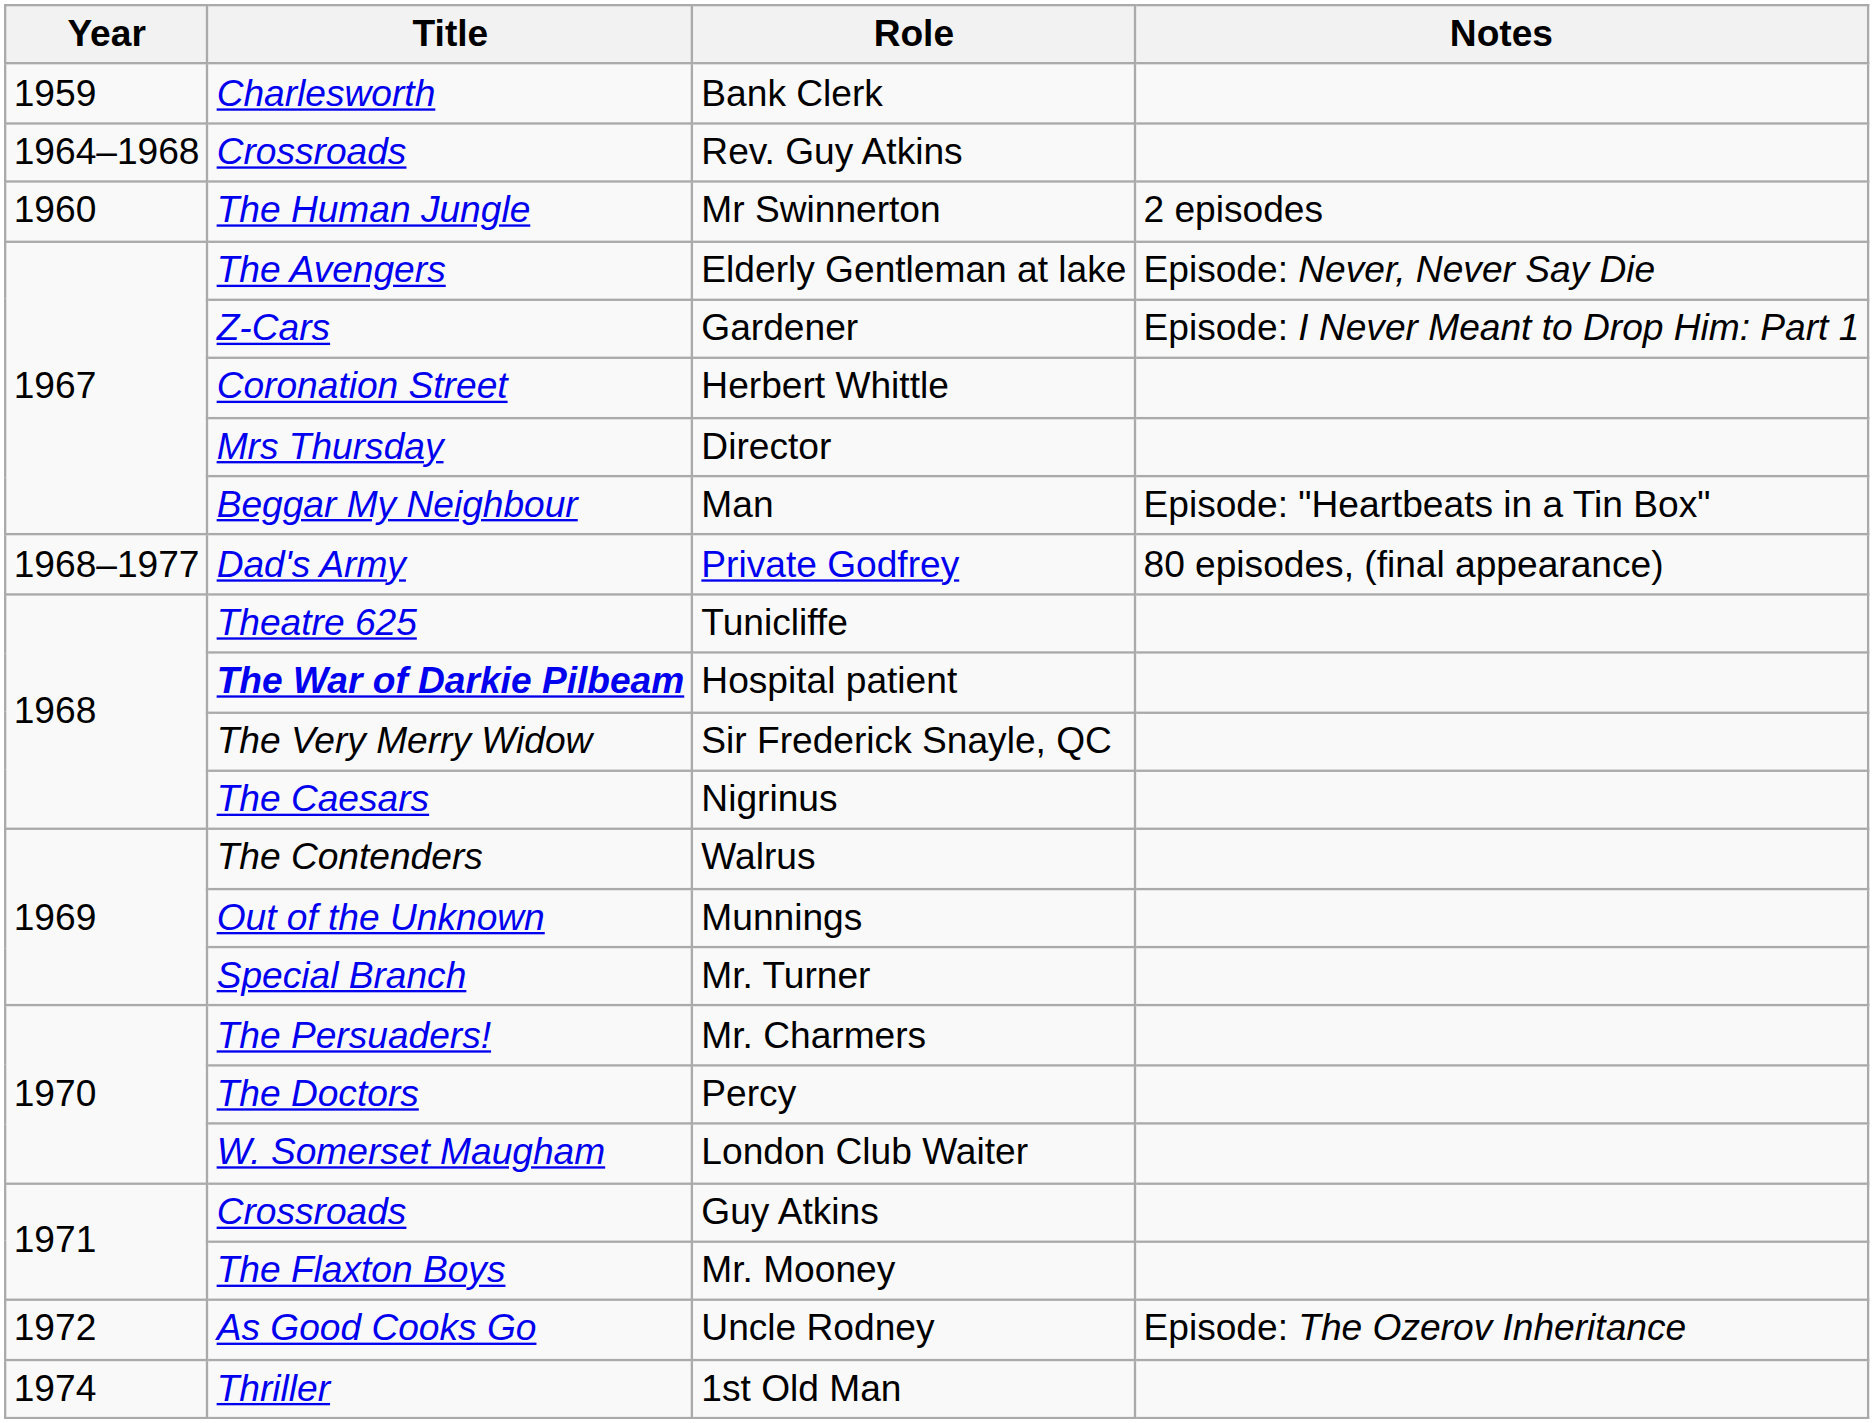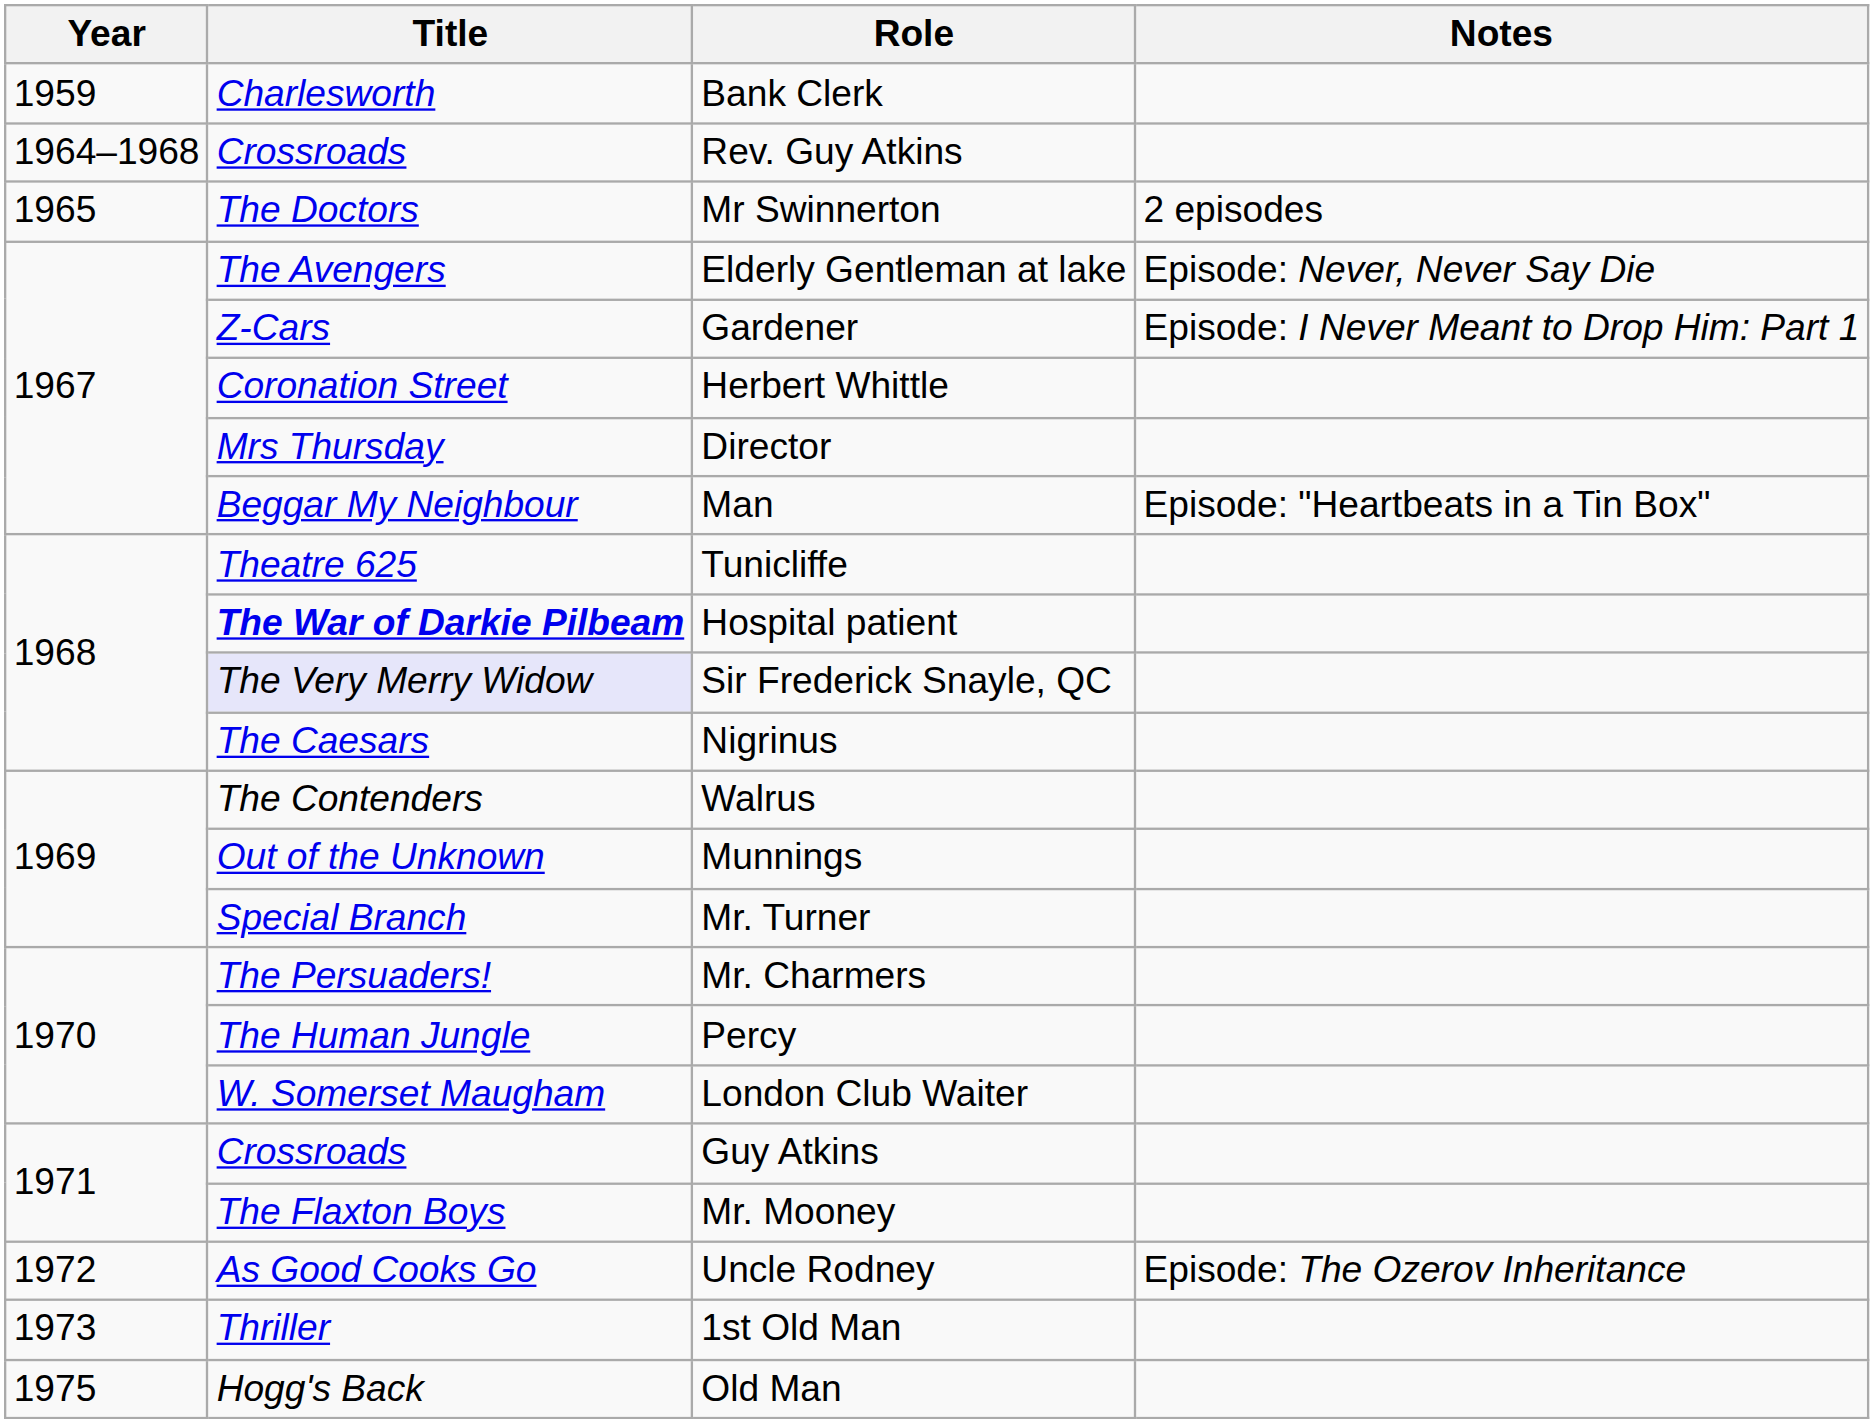(55, 210) 1960 -> (55, 210) 1965
(373, 210) The Human Jungle -> (318, 210) The Doctors
- row: (830, 563)
(405, 740) no background -> (405, 681) lavender background
(318, 1093) The Doctors -> (373, 1034) The Human Jungle
(55, 1387) 1974 -> (55, 1329) 1973
+ row: (771, 1387)
